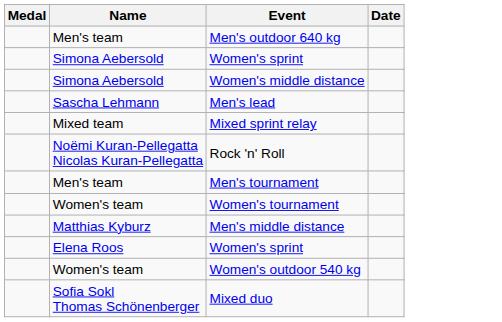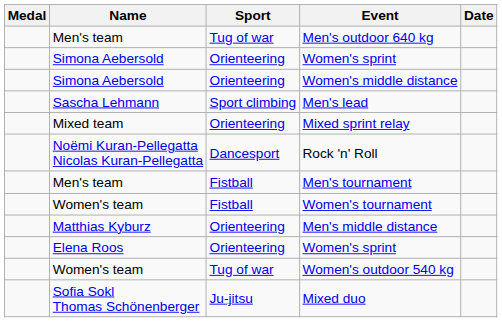+ column: (253, 15)
